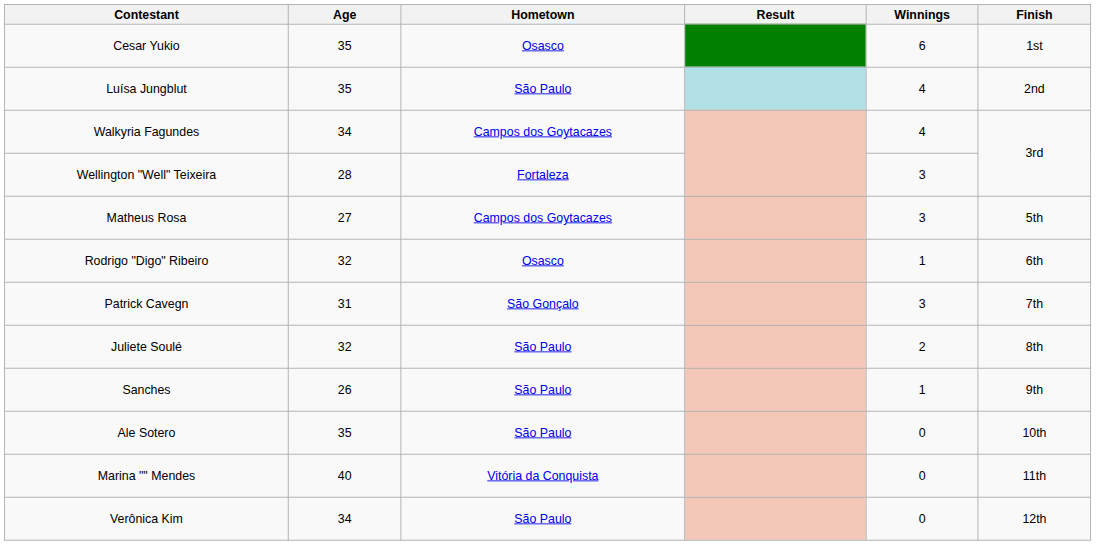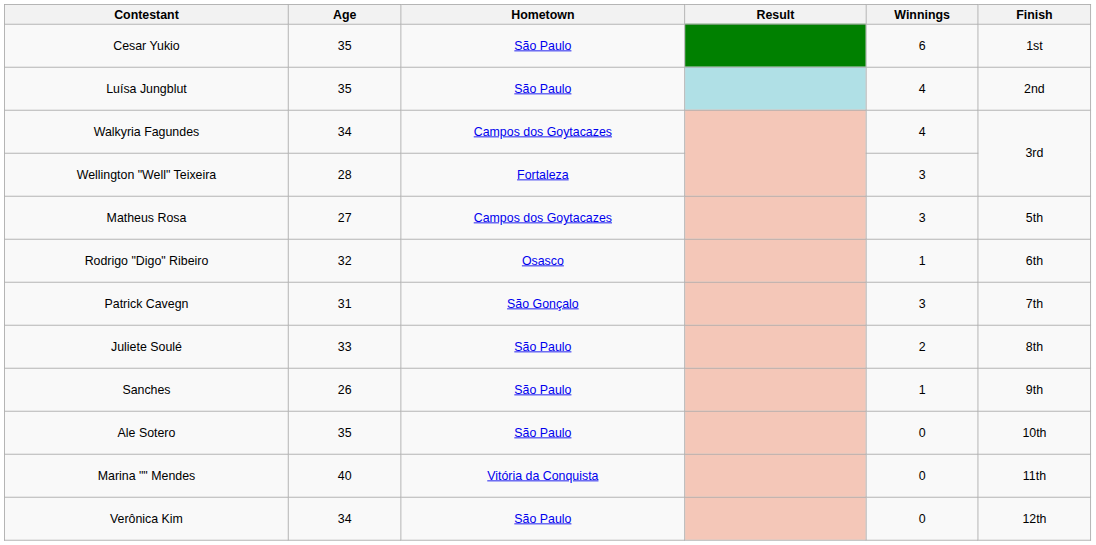(543, 46) Osasco -> (543, 46) São Paulo
(345, 347) 32 -> (345, 347) 33
